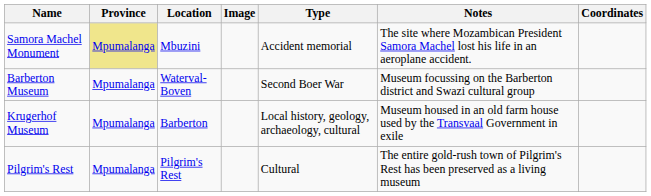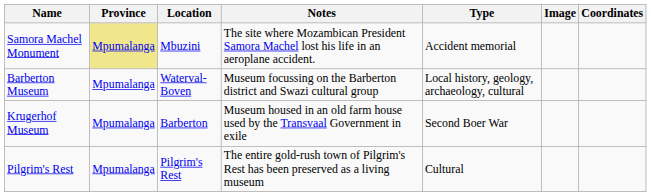columns swapped: (240, 13) <-> (478, 13)
(302, 84) Second Boer War -> (479, 84) Local history, geology, archaeology, cultural
(315, 123) Local history, geology, archaeology, cultural -> (466, 123) Second Boer War
